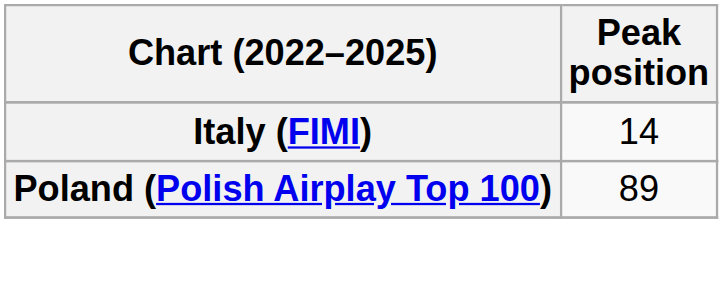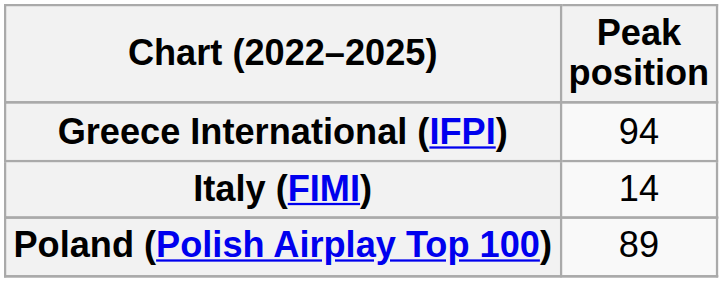+ row: (283, 131)
